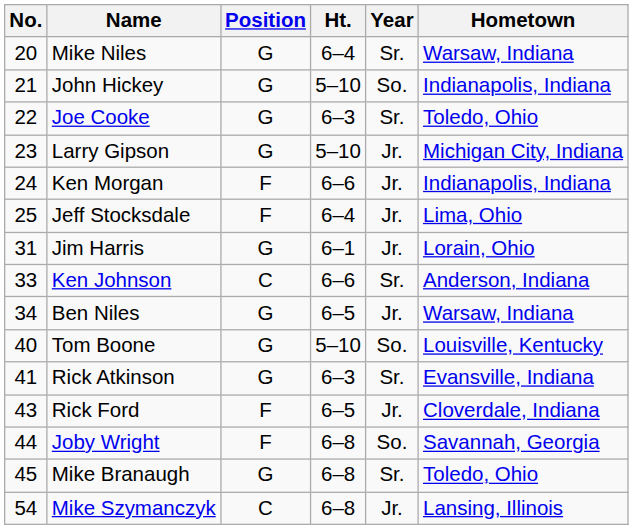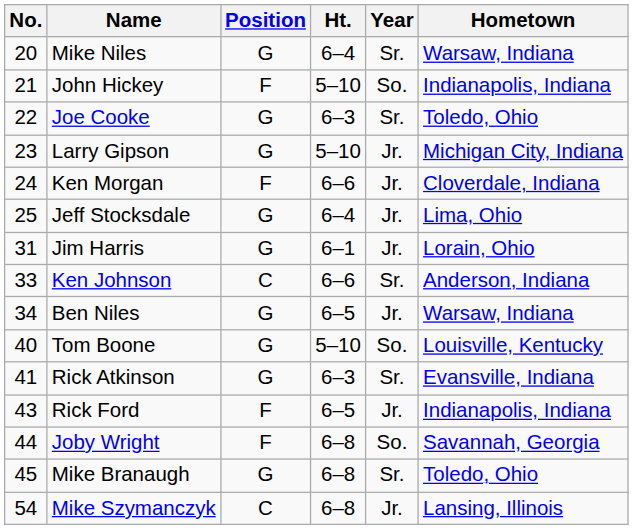(266, 85) G -> (265, 85) F
(517, 183) Indianapolis, Indiana -> (511, 183) Cloverdale, Indiana
(265, 215) F -> (266, 215) G
(511, 410) Cloverdale, Indiana -> (517, 410) Indianapolis, Indiana
